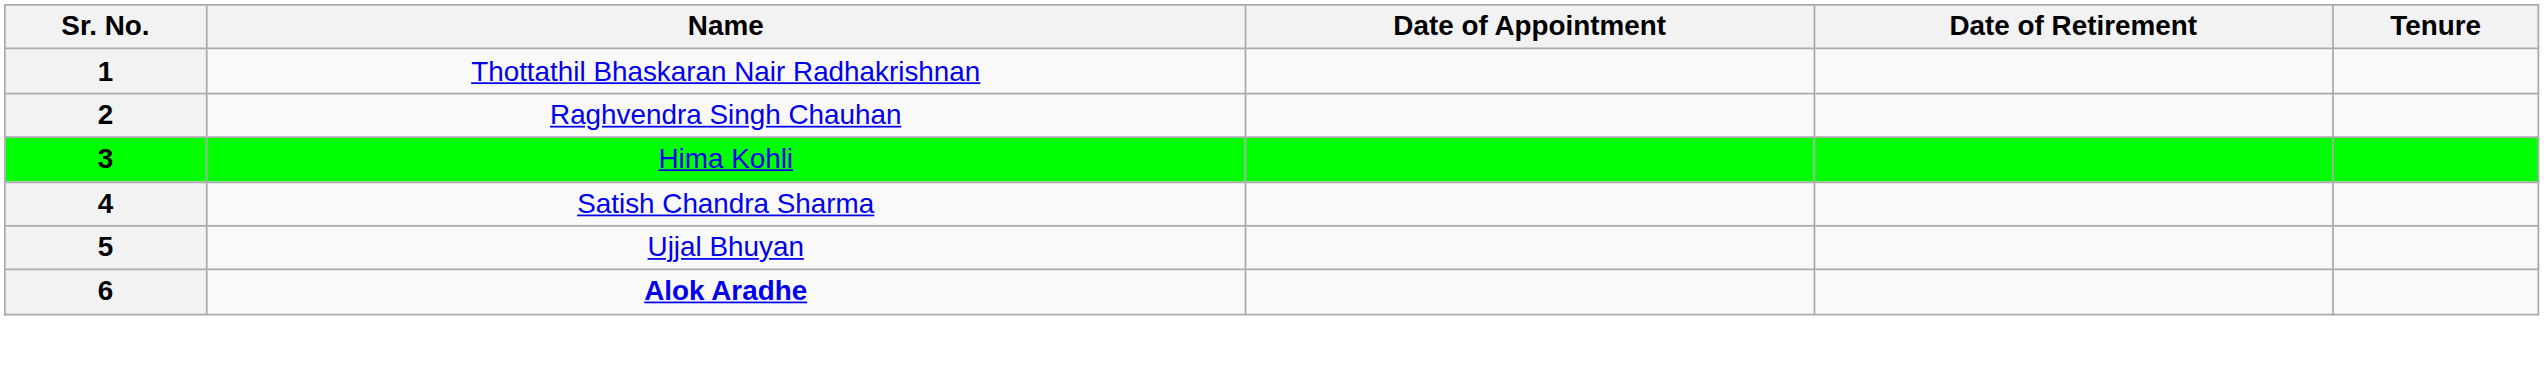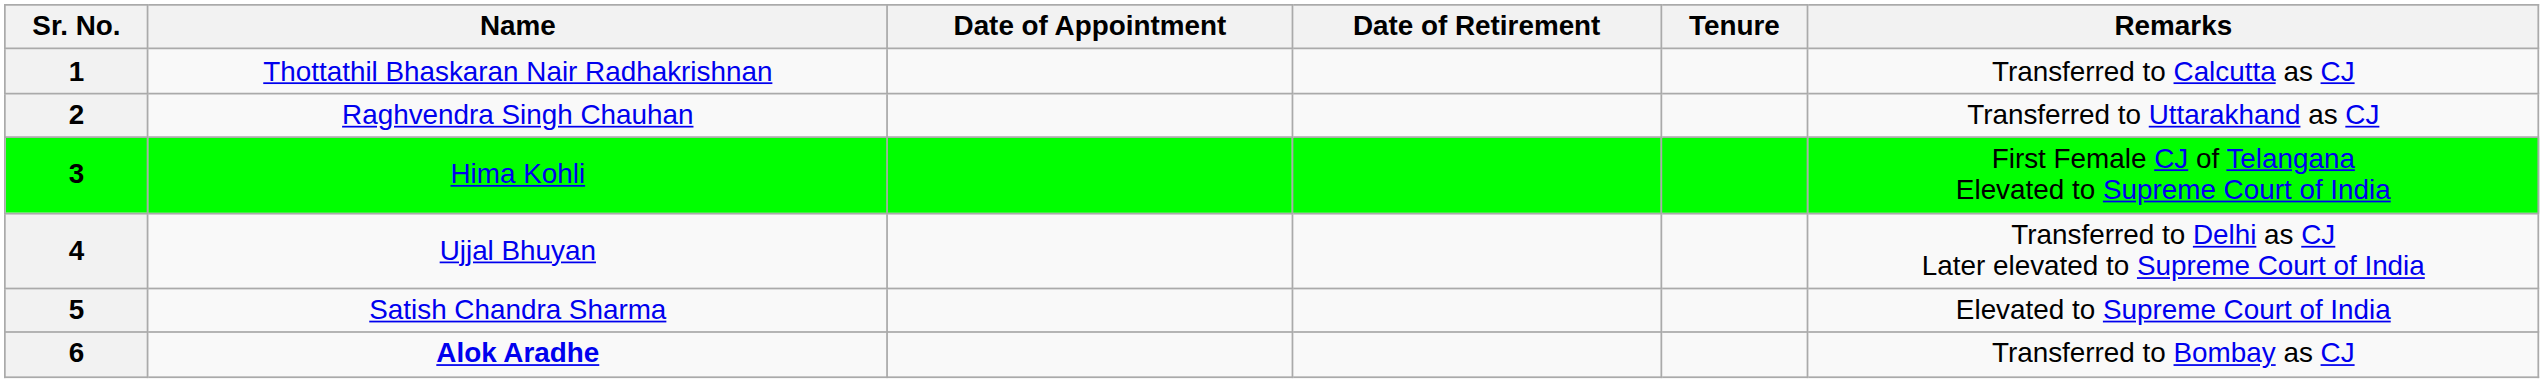+ column: (2173, 26)
(726, 203) Satish Chandra Sharma -> (518, 250) Ujjal Bhuyan
(726, 247) Ujjal Bhuyan -> (518, 309) Satish Chandra Sharma
